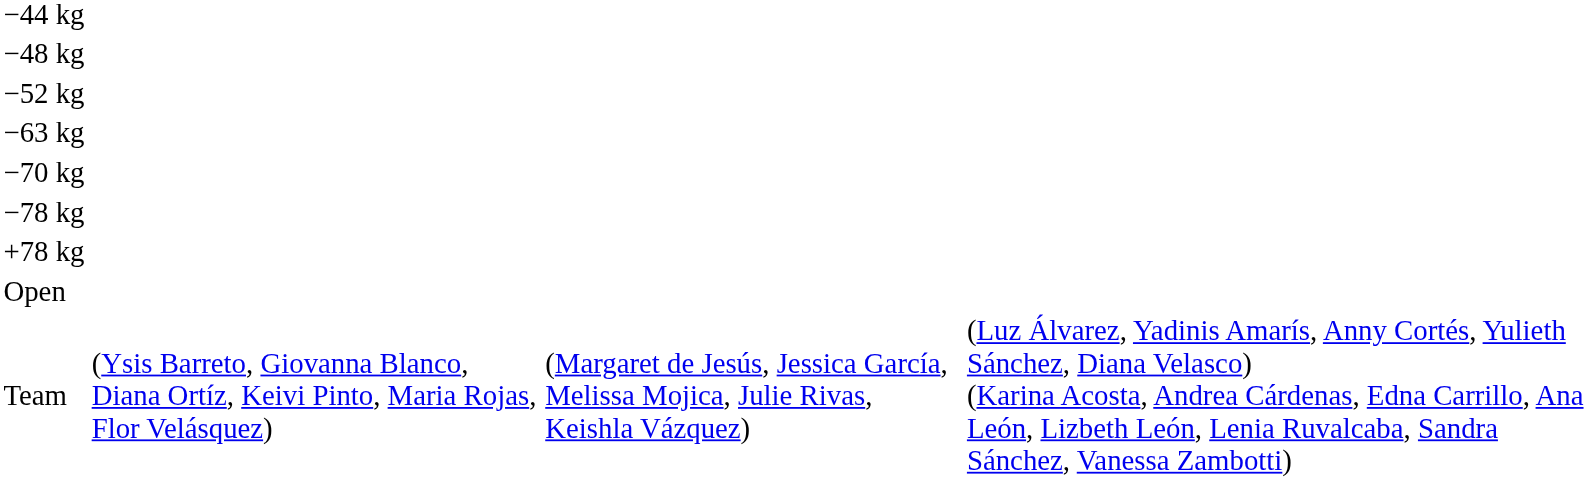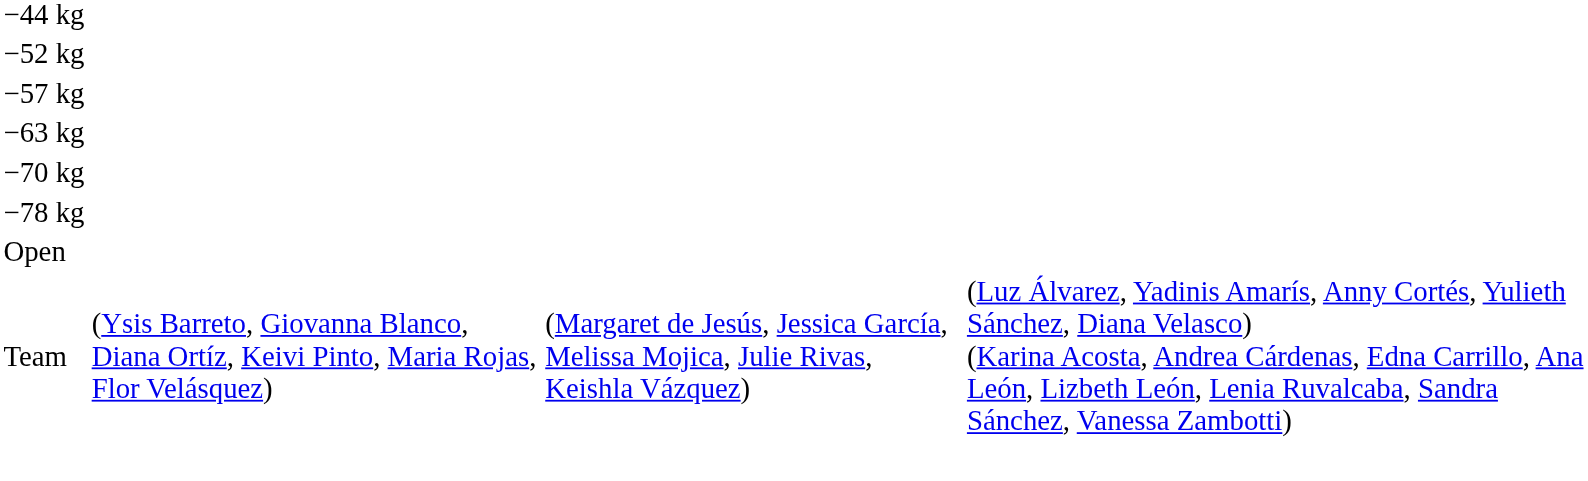- row: (44, 53)
+ row: (44, 93)
- row: (44, 251)
